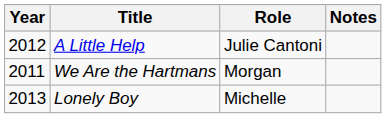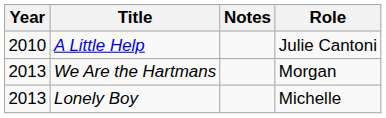columns swapped: (273, 17) <-> (353, 17)
(27, 44) 2012 -> (27, 44) 2010
(27, 71) 2011 -> (27, 71) 2013
